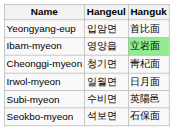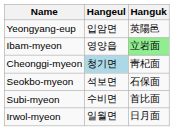(145, 28) 首比面 -> (145, 28) 英陽邑
(102, 63) no background -> (102, 63) lightblue background
rows swapped: (34, 81) <-> (40, 116)
(145, 99) 英陽邑 -> (145, 99) 首比面
